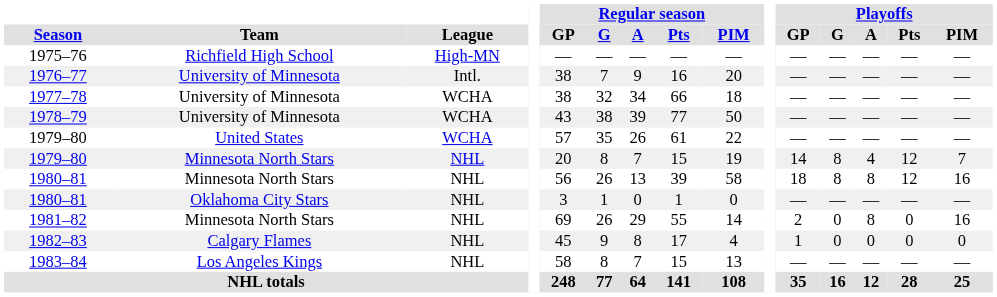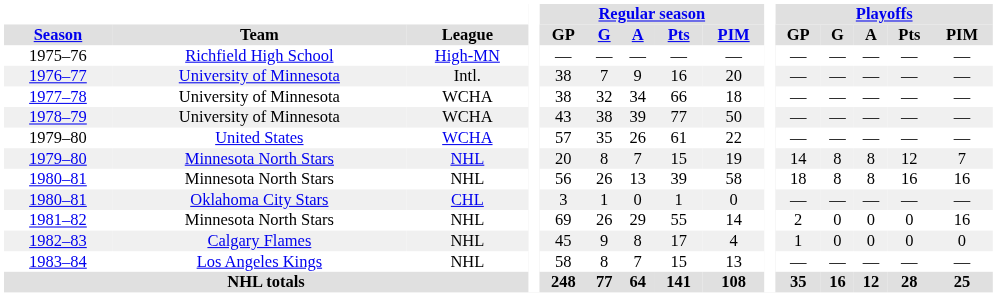(871, 158) 4 -> (871, 158) 8
(909, 179) 12 -> (909, 179) 16
(467, 199) NHL -> (467, 199) CHL
(871, 220) 8 -> (871, 220) 0
